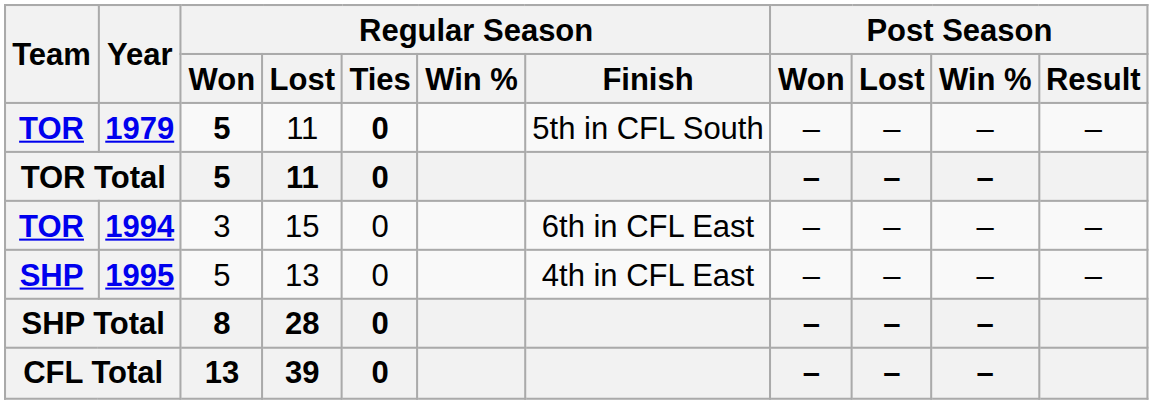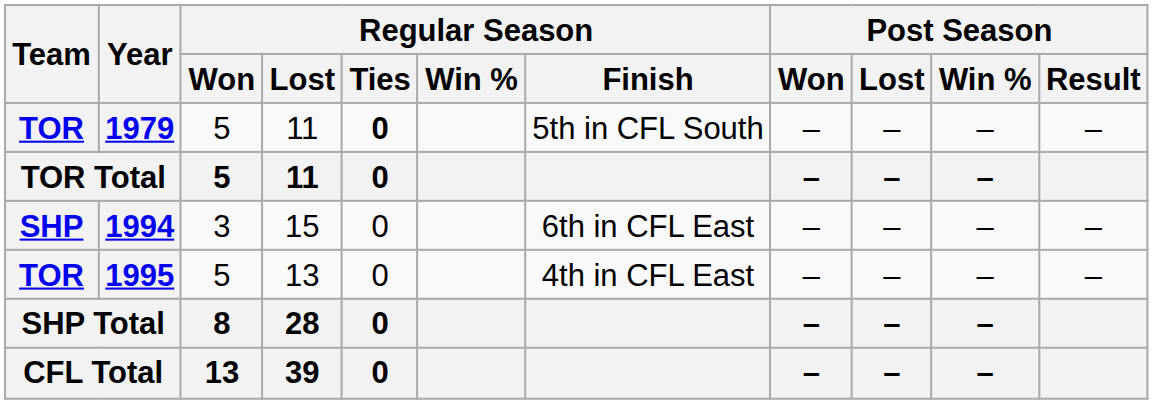(222, 128) bold -> (222, 128) normal
(52, 226) TOR -> (52, 226) SHP
(52, 275) SHP -> (52, 275) TOR
